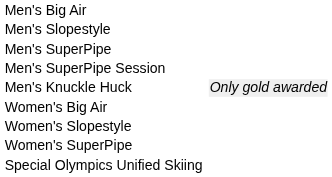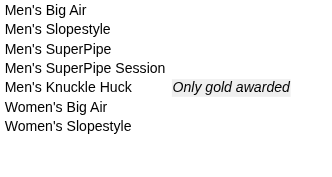- row: (68, 146)
- row: (104, 165)
